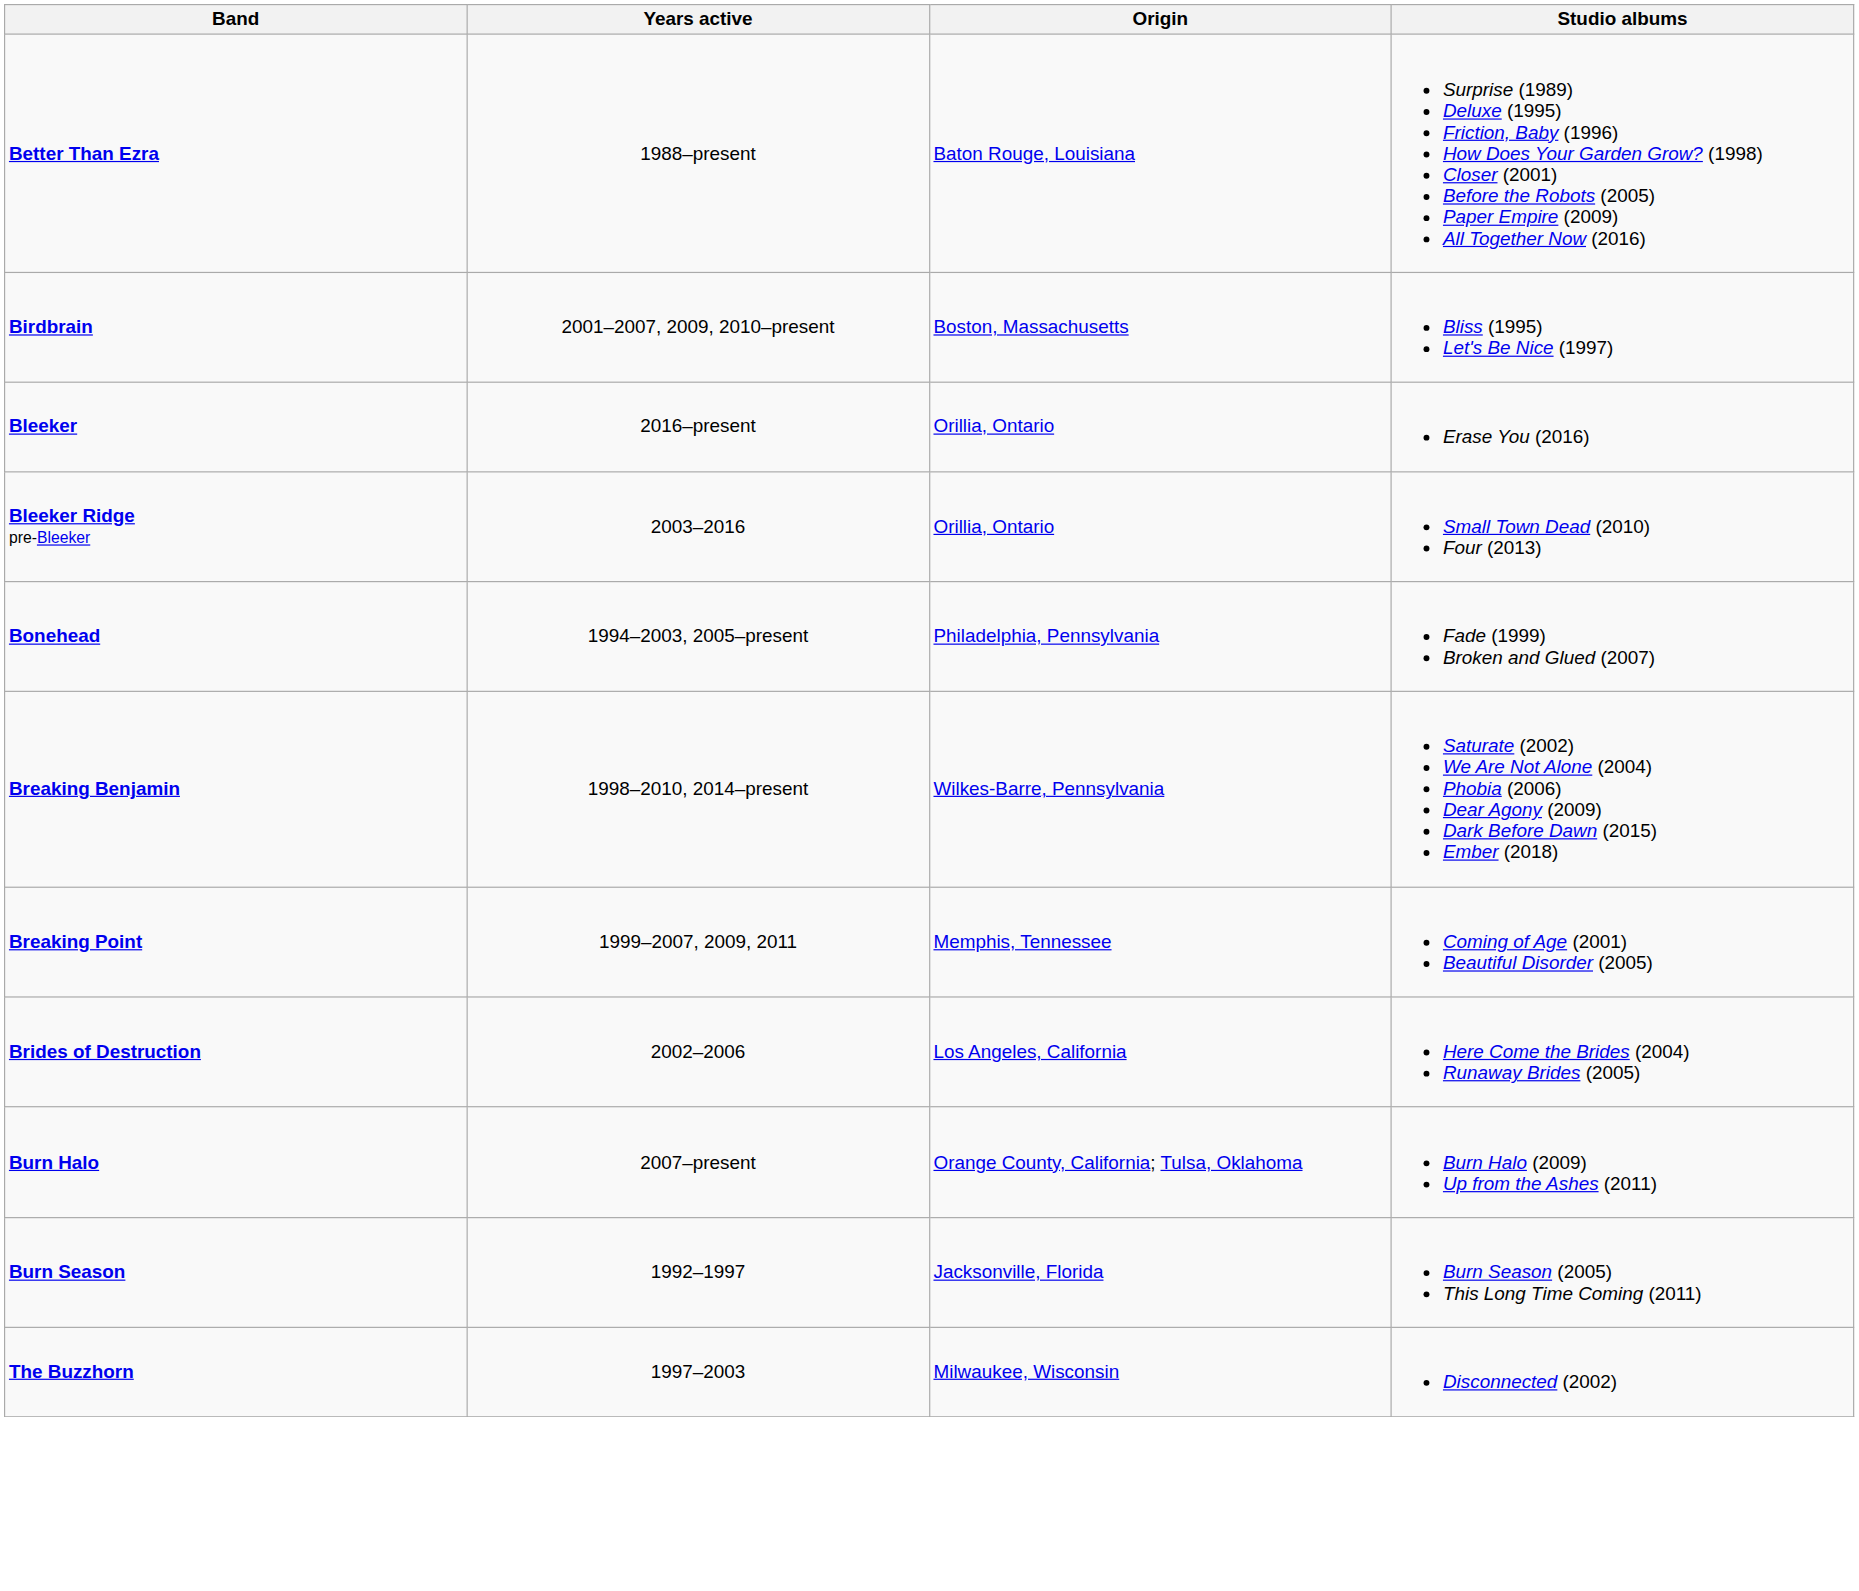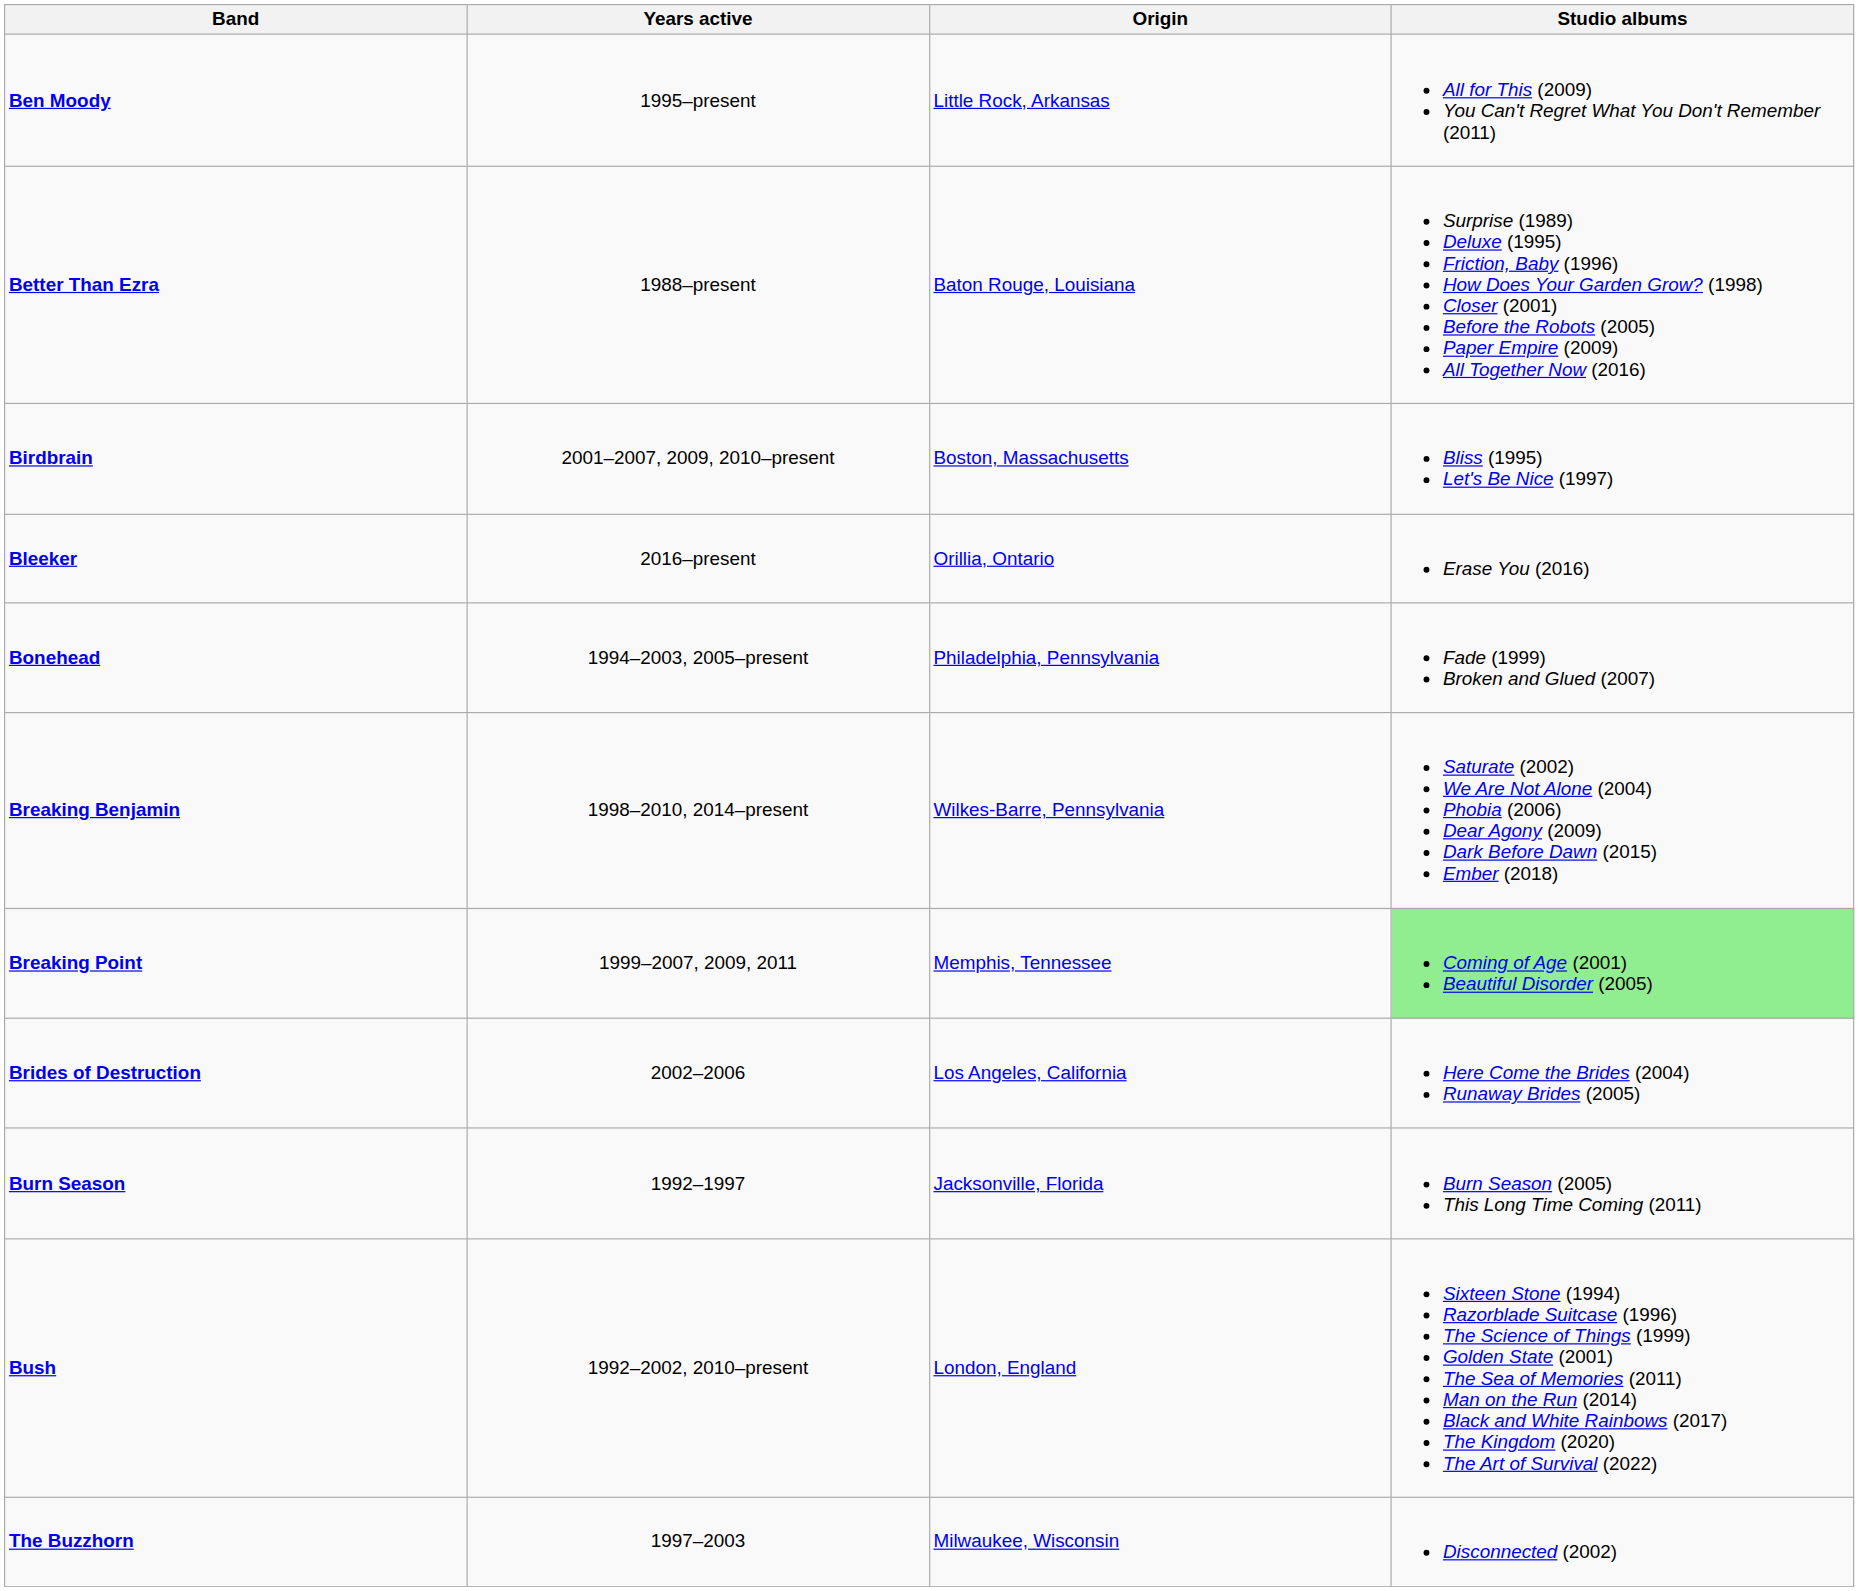+ row: (60, 100)
- row: (72, 526)
(1623, 952) no background -> (1623, 974) lightgreen background
- row: (54, 1162)
+ row: (33, 1367)
